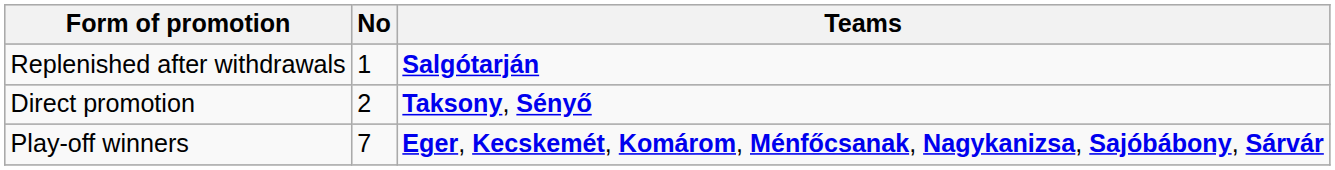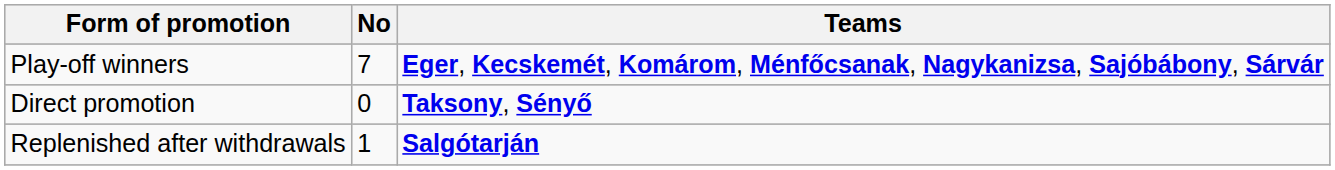rows swapped: (100, 143) <-> (178, 64)
(364, 104) 2 -> (364, 104) 0
